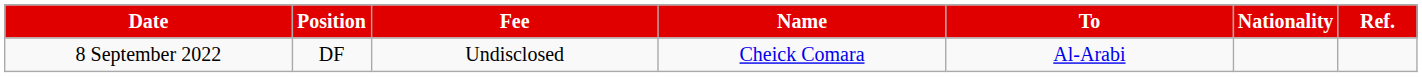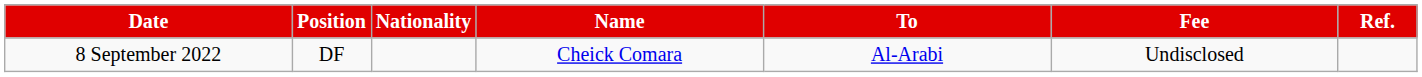columns swapped: (1286, 21) <-> (515, 21)
